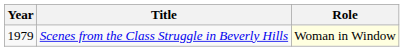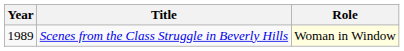(21, 35) 1979 -> (21, 35) 1989
